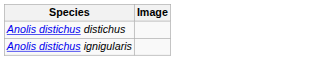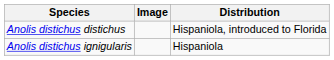+ column: (250, 13)
